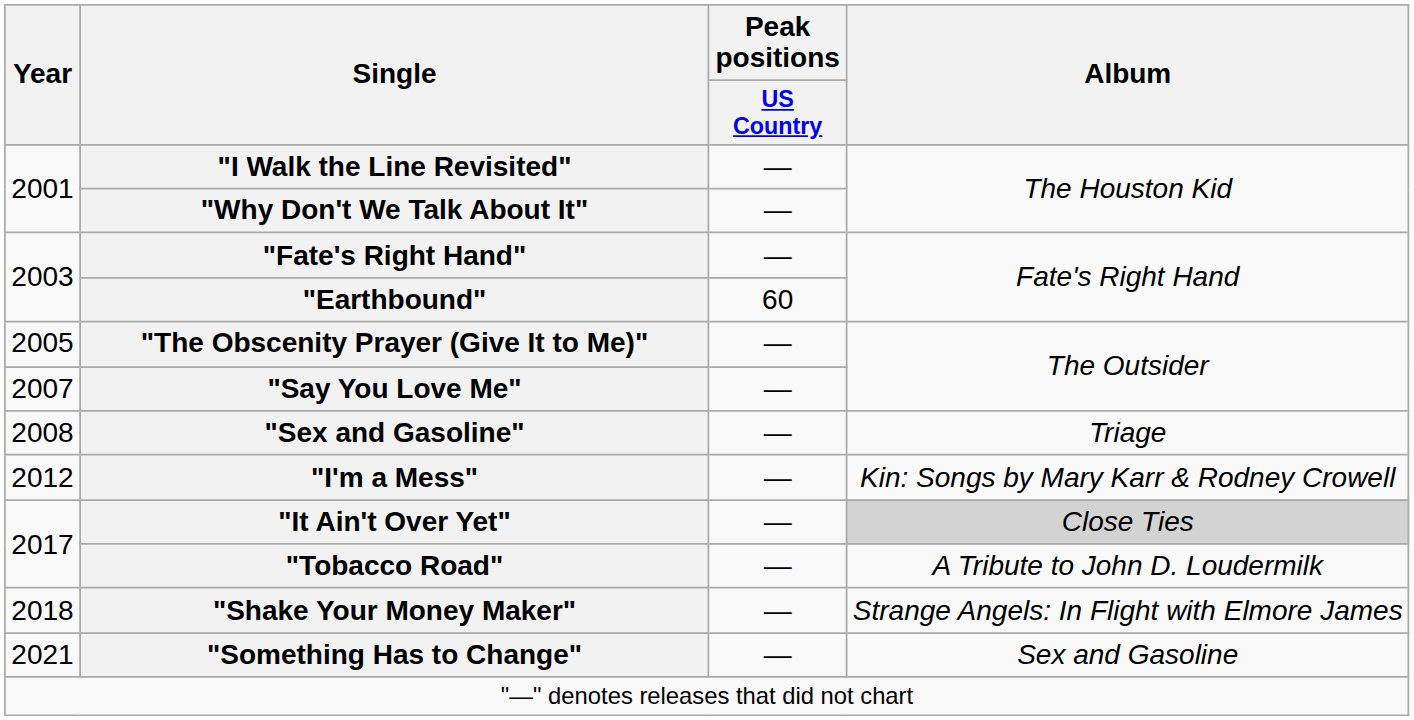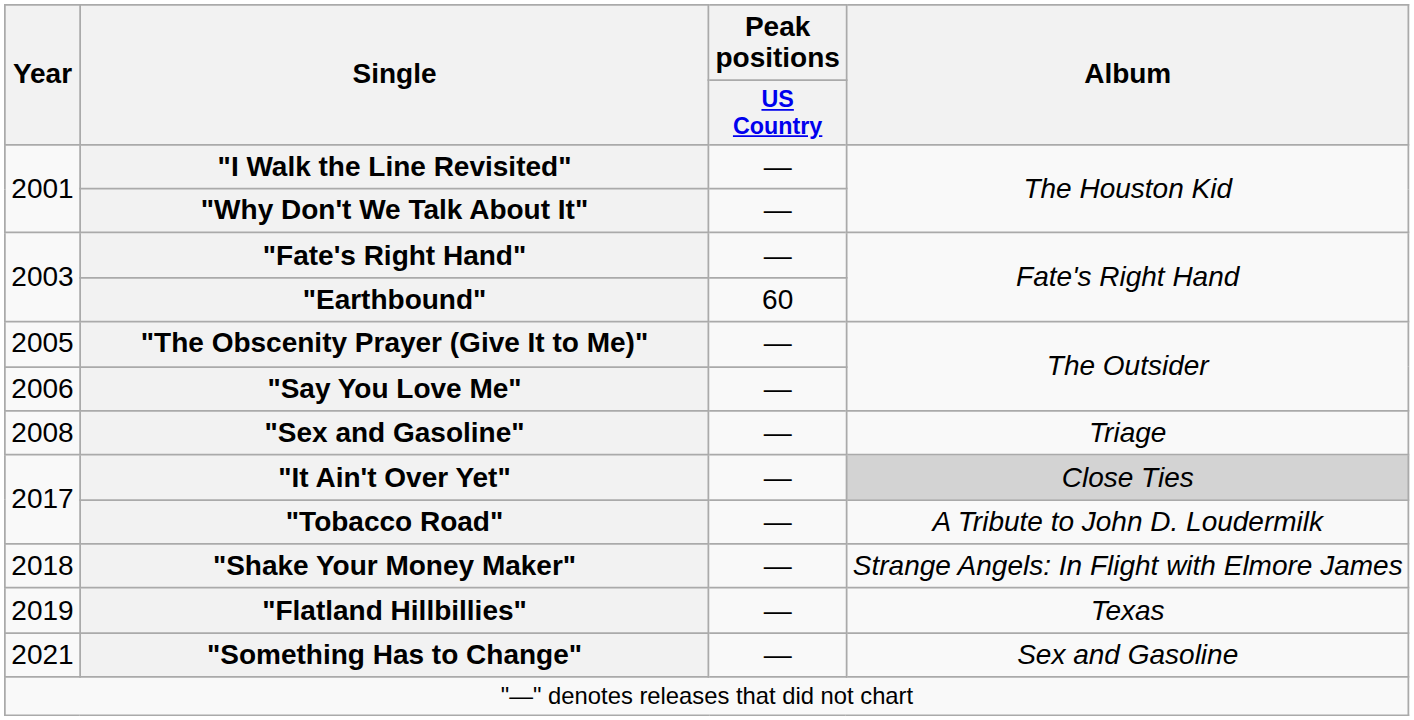(42, 388) 2007 -> (42, 388) 2006
- row: (395, 476)
+ row: (395, 610)
